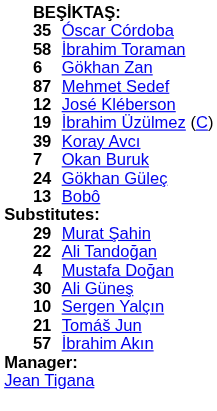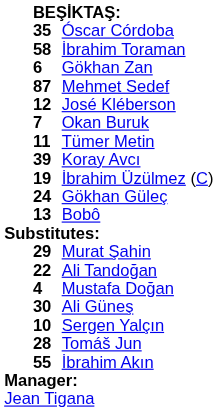rows swapped: (105, 159) <-> (138, 123)
+ row: (108, 141)
(42, 325) 21 -> (42, 343) 28
(42, 343) 57 -> (42, 362) 55
